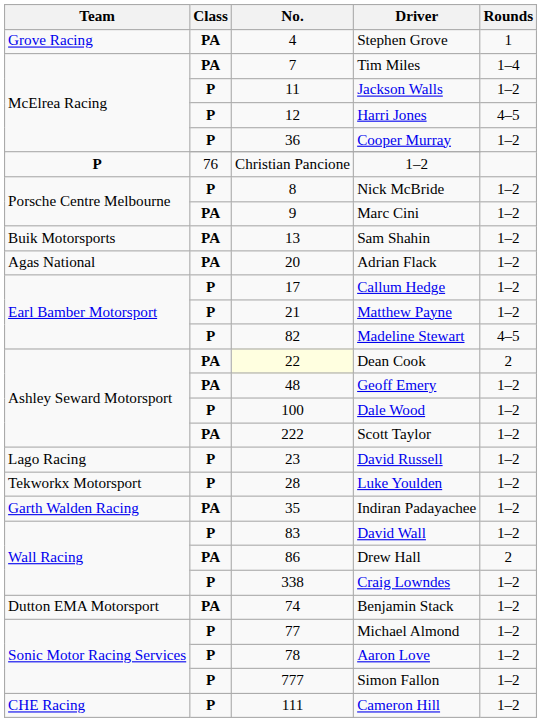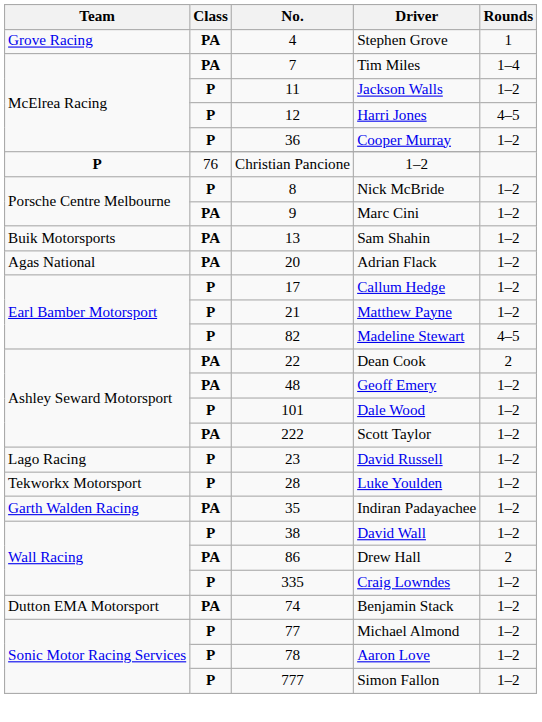(293, 361) lightyellow background -> (293, 361) no background
(293, 410) 100 -> (293, 410) 101
(293, 533) 83 -> (293, 533) 38
(293, 582) 338 -> (293, 582) 335
- row: (399, 705)
